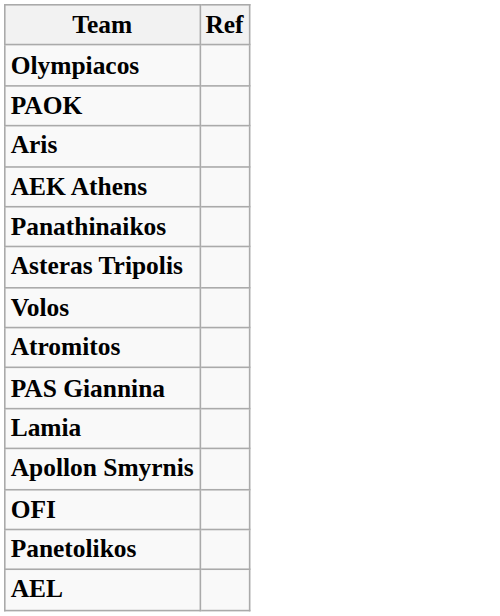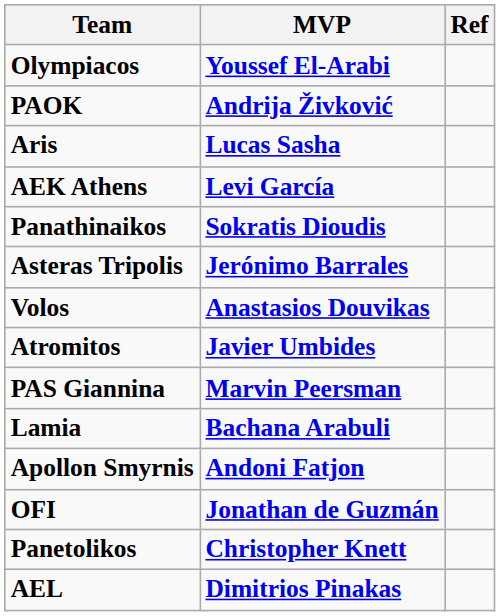+ column: (322, 24)
